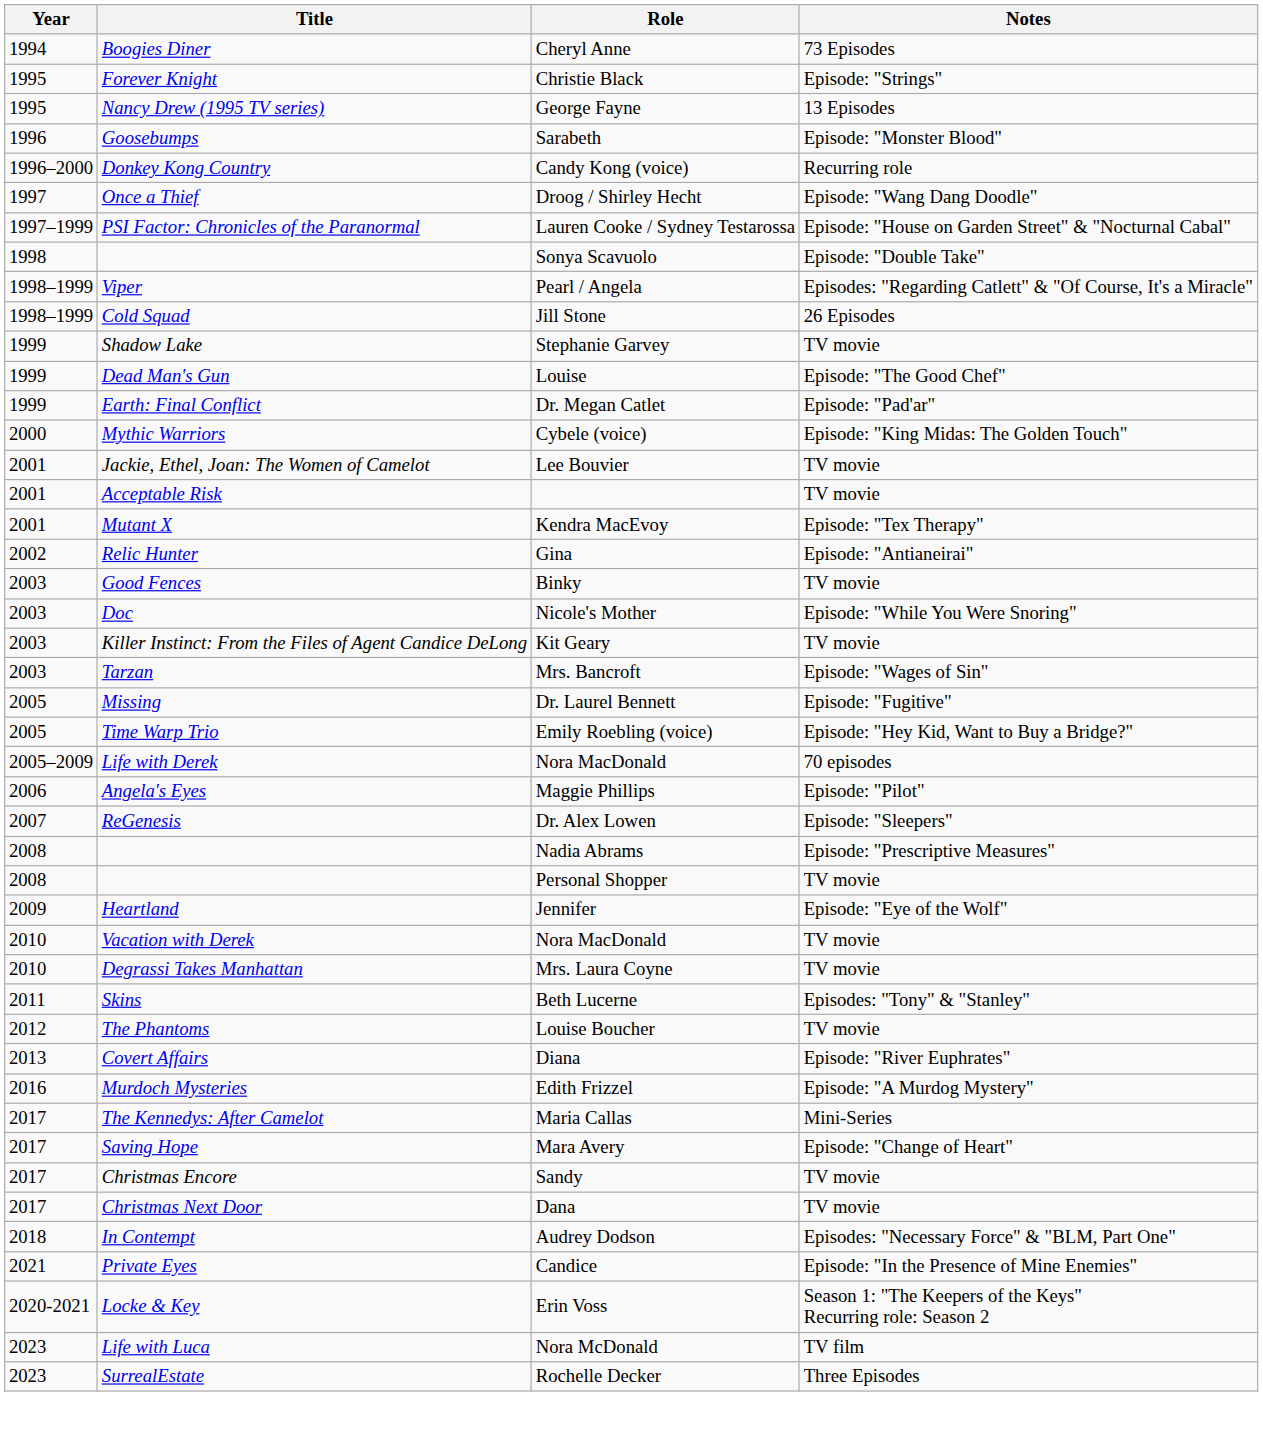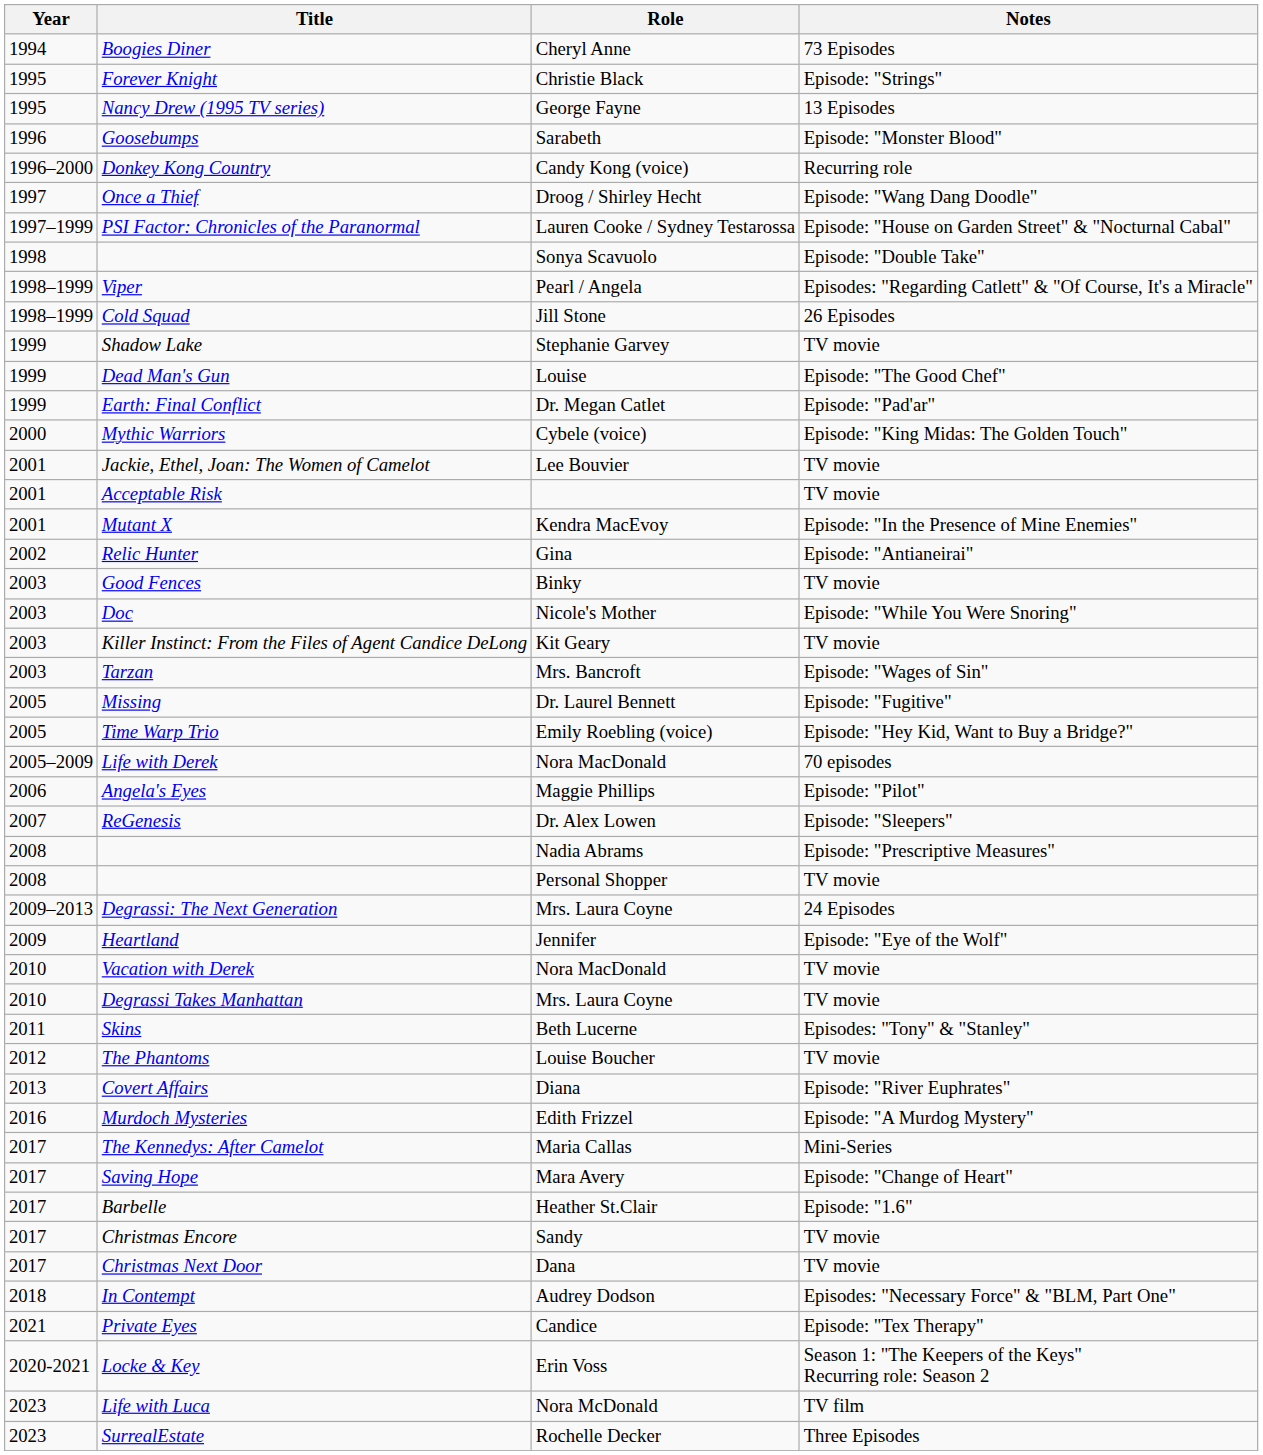(894, 524) Episode: "Tex Therapy" -> (970, 524) Episode: "In the Presence of Mine Enemies"
+ row: (220, 910)
+ row: (134, 1206)
(970, 1266) Episode: "In the Presence of Mine Enemies" -> (894, 1325) Episode: "Tex Therapy"
